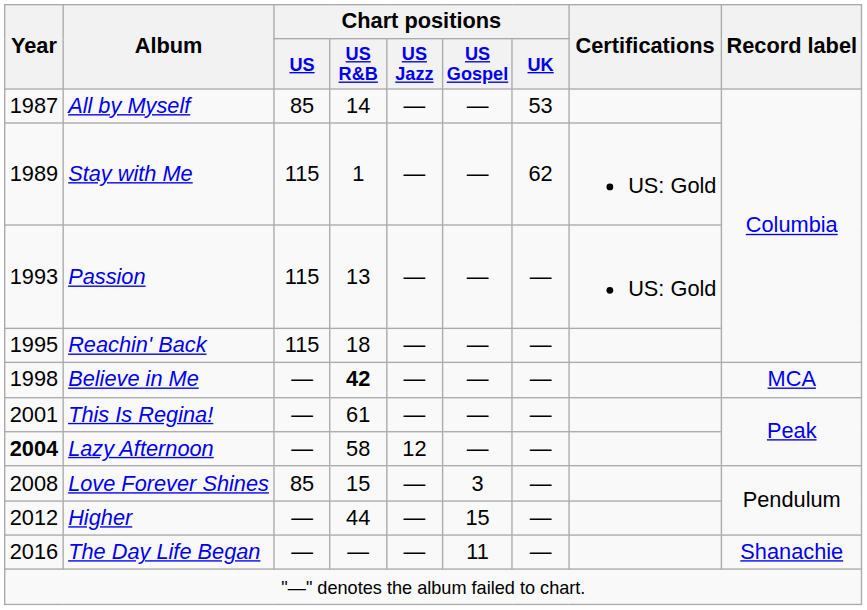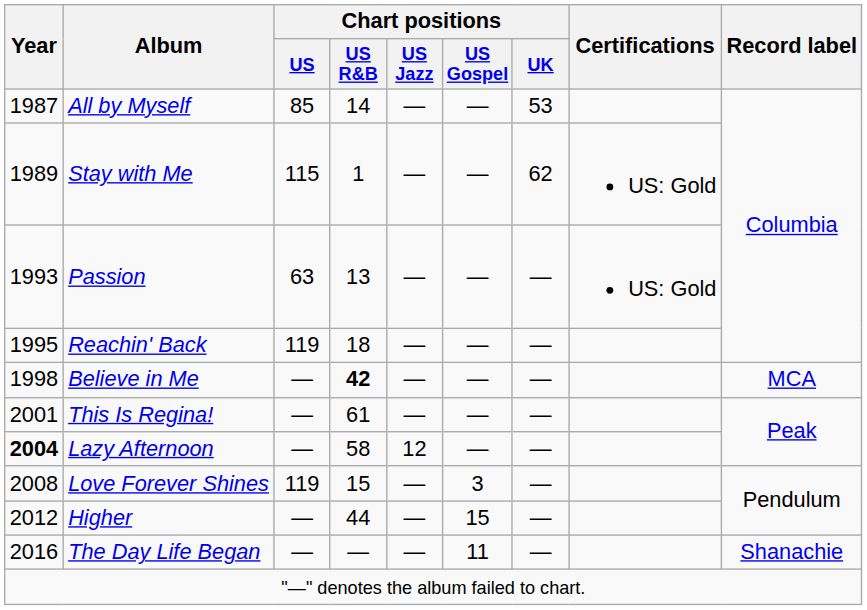(302, 276) 115 -> (302, 276) 63
(302, 345) 115 -> (302, 345) 119
(302, 483) 85 -> (302, 483) 119
